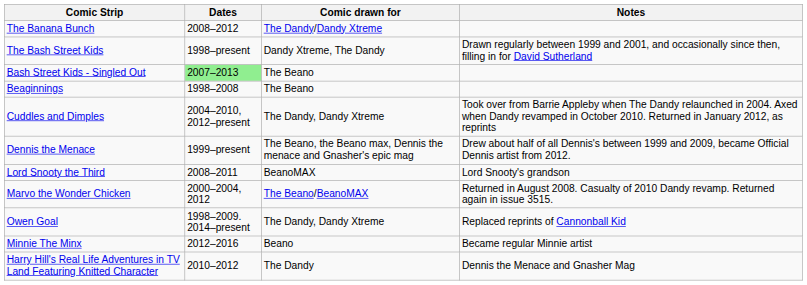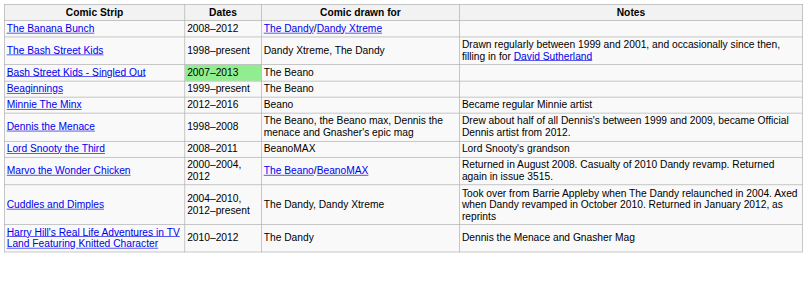(213, 89) 1998–2008 -> (218, 89) 1999–present
rows swapped: (55, 116) <-> (44, 244)
(218, 150) 1999–present -> (213, 127) 1998–2008
- row: (32, 222)
